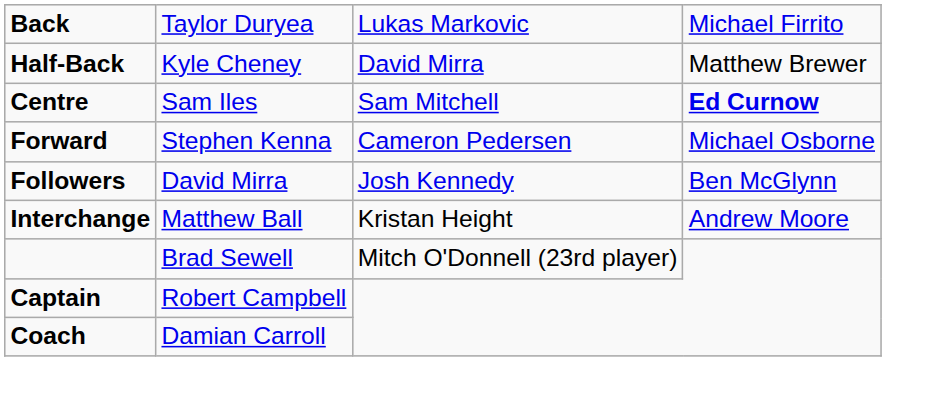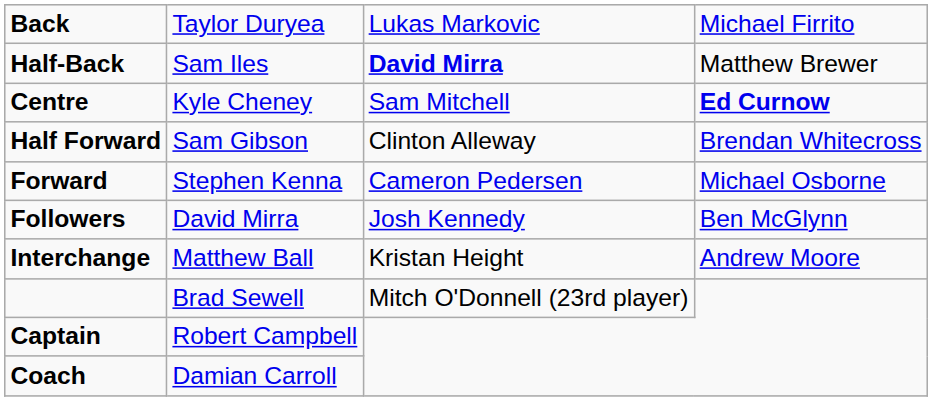(231, 63) Kyle Cheney -> (220, 63) Sam Iles
(421, 63) normal -> (436, 63) bold
(209, 102) Sam Iles -> (242, 102) Kyle Cheney
+ row: (86, 141)
